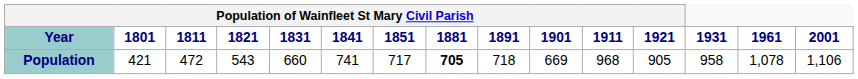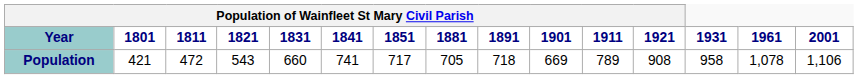(452, 61) bold -> (452, 61) normal
(608, 61) 968 -> (608, 61) 789
(659, 61) 905 -> (659, 61) 908
